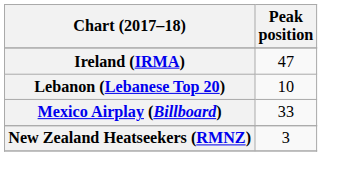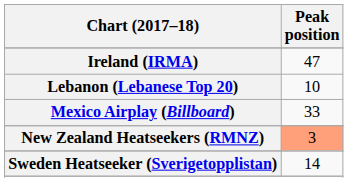(286, 138) no background -> (312, 138) lightsalmon background
+ row: (143, 163)
